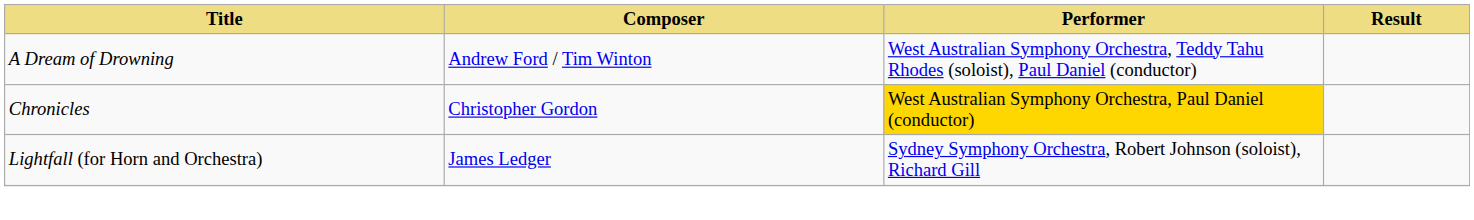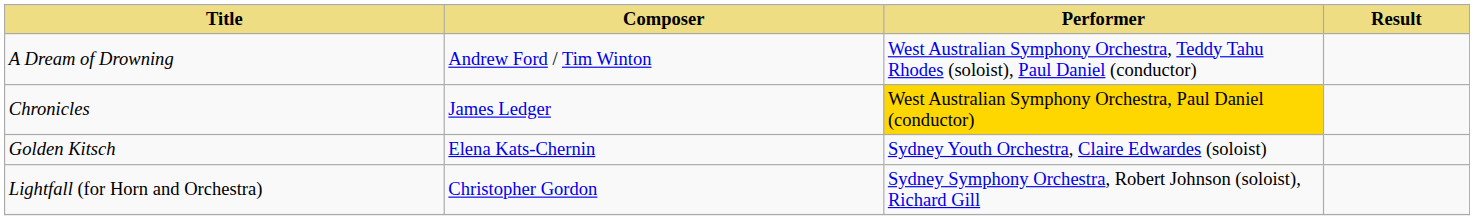(523, 109) Christopher Gordon -> (500, 109) James Ledger
+ row: (62, 149)
(500, 159) James Ledger -> (523, 189) Christopher Gordon
